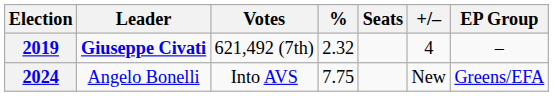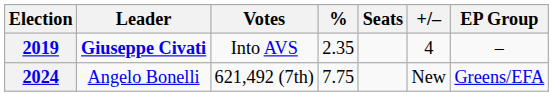(264, 47) 621,492 (7th) -> (264, 47) Into AVS
(338, 47) 2.32 -> (338, 47) 2.35
(264, 76) Into AVS -> (264, 76) 621,492 (7th)
